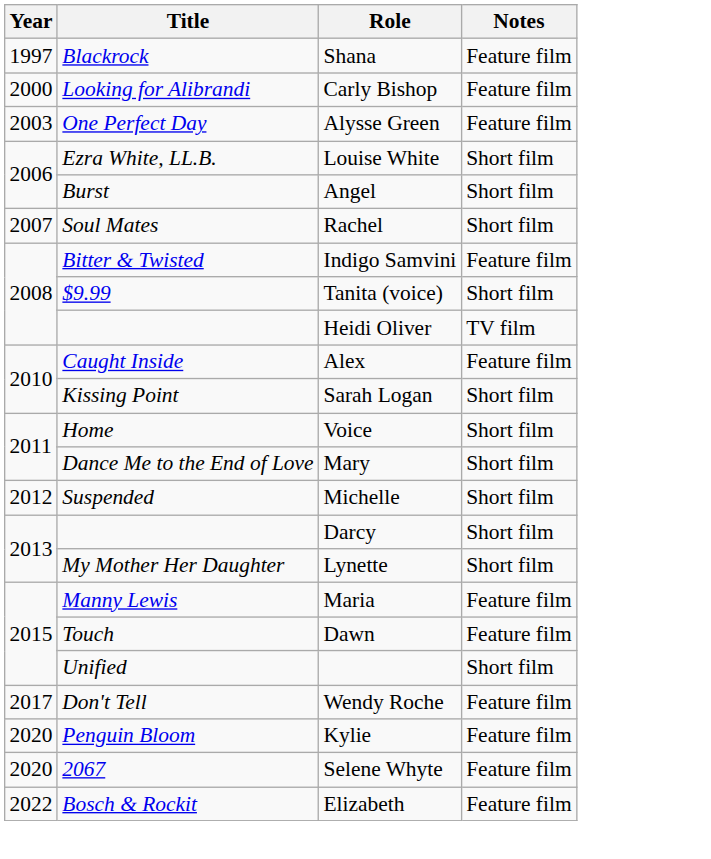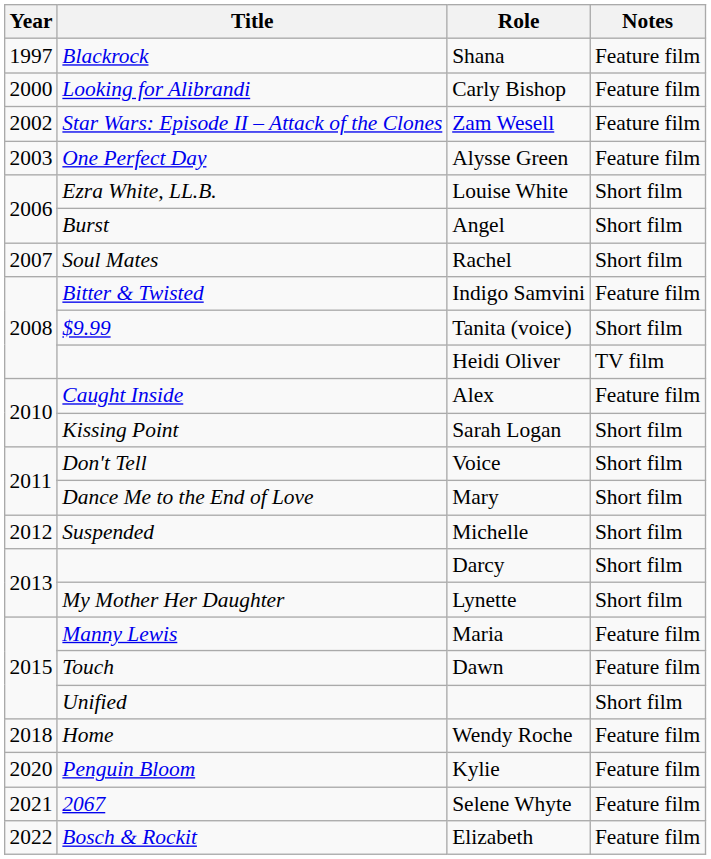+ row: (503, 123)
(88, 429) Home -> (104, 463) Don't Tell
(31, 701) 2017 -> (31, 735) 2018
(104, 701) Don't Tell -> (88, 735) Home
(31, 769) 2020 -> (31, 803) 2021
